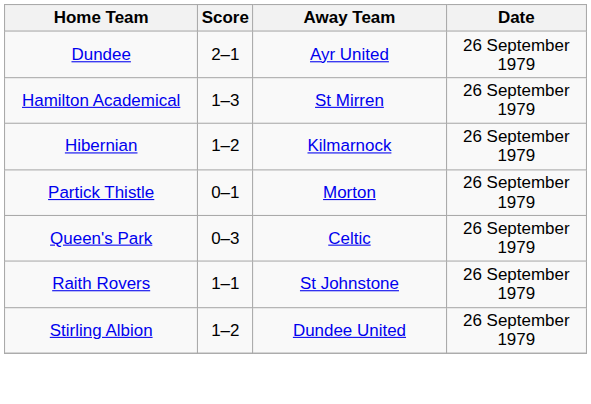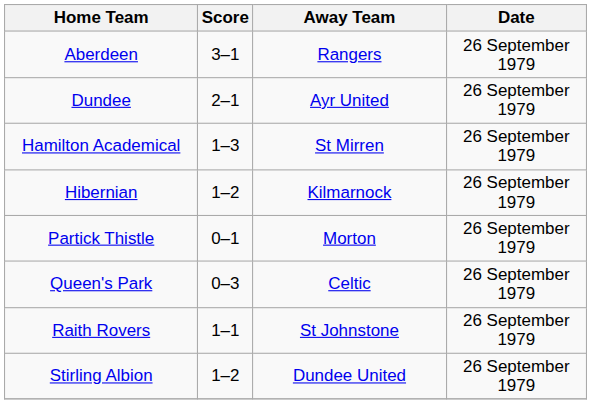+ row: (101, 54)
